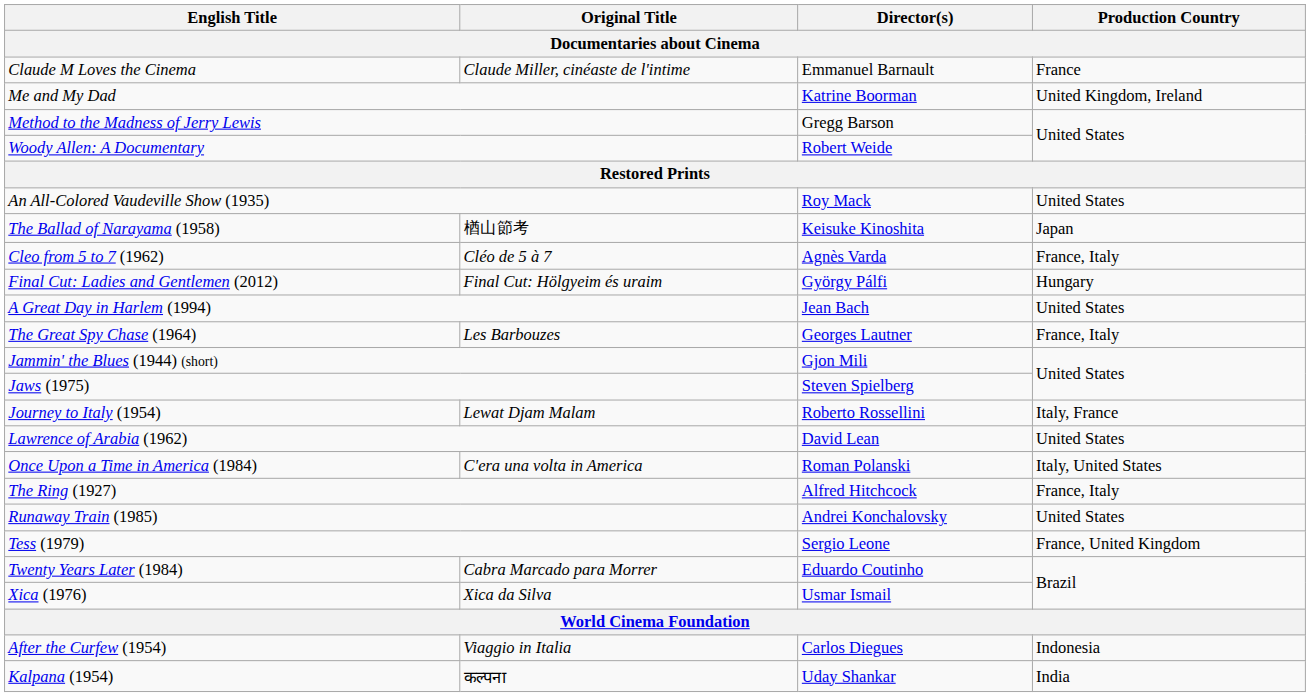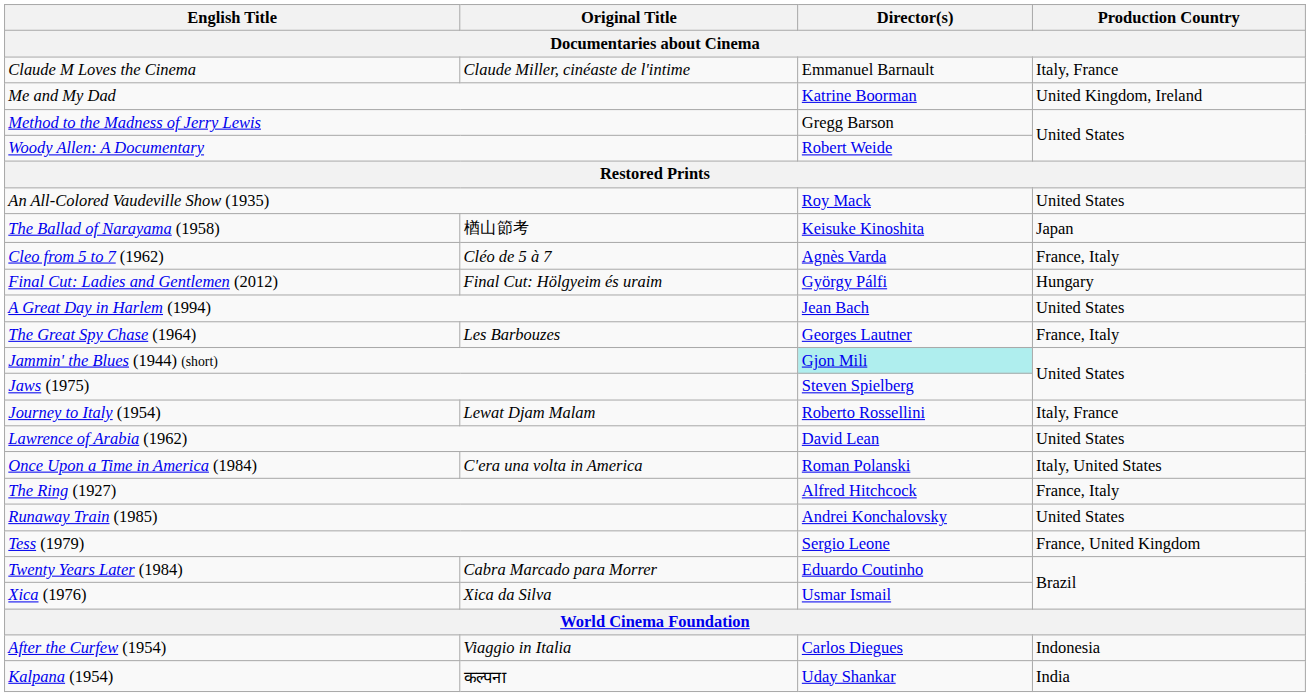(1058, 69) France -> (1077, 69) Italy, France
(835, 360) no background -> (835, 360) paleturquoise background
